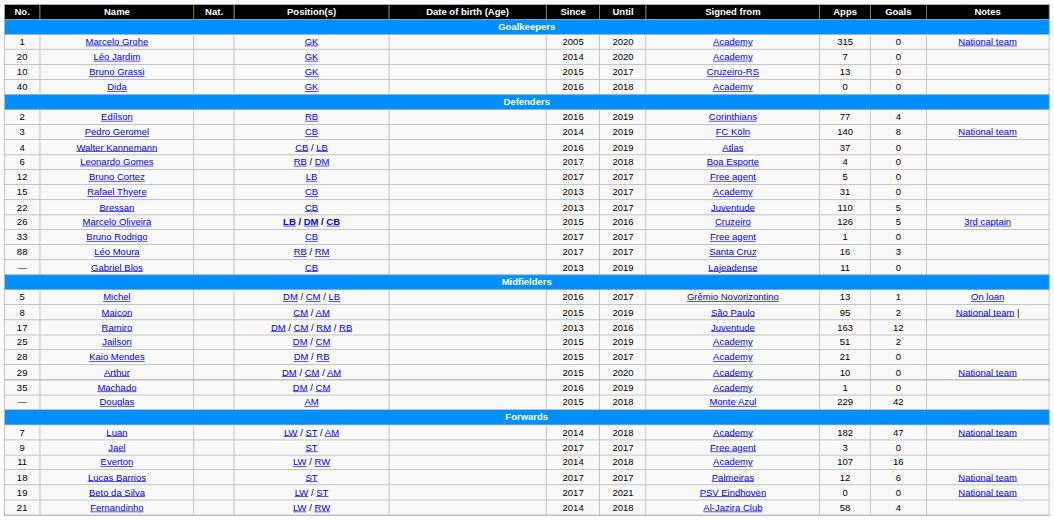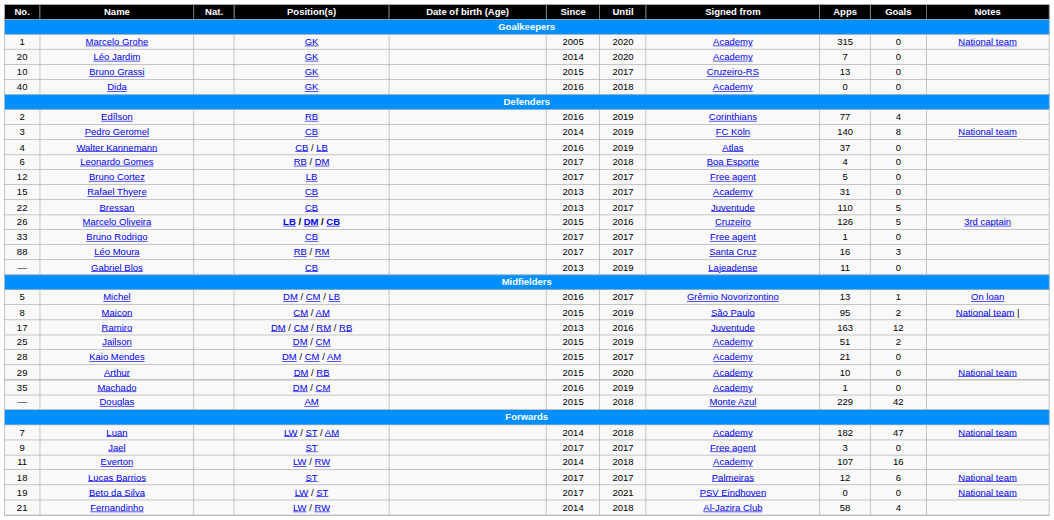(312, 358) DM / RB -> (312, 358) DM / CM / AM
(312, 373) DM / CM / AM -> (312, 373) DM / RB
